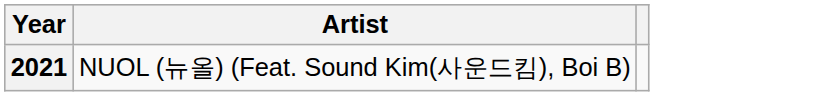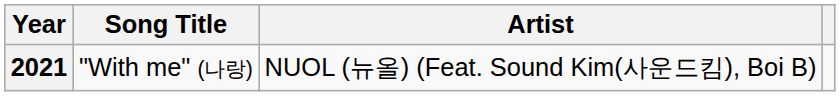+ column: (166, 24)
